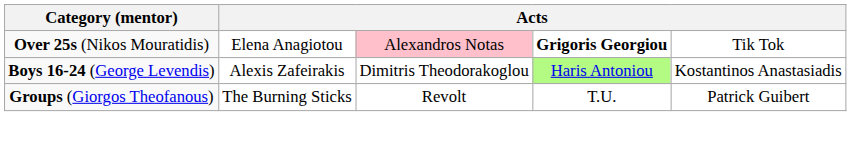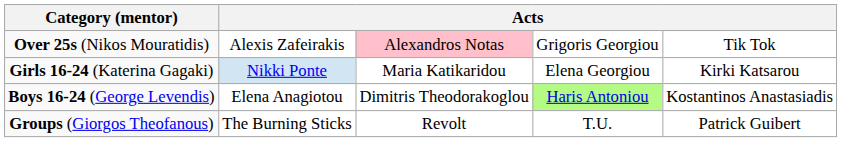(287, 44) Elena Anagiotou -> (287, 44) Alexis Zafeirakis
(602, 44) bold -> (597, 44) normal
+ row: (111, 70)
(287, 70) Alexis Zafeirakis -> (287, 96) Elena Anagiotou
